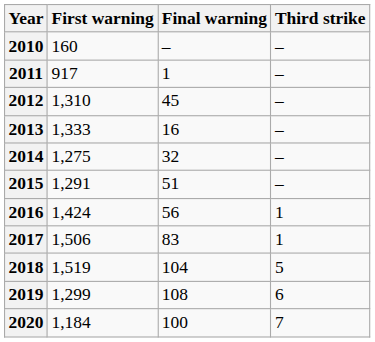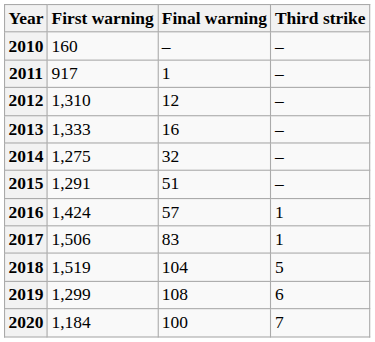(170, 101) 45 -> (170, 101) 12
(170, 211) 56 -> (170, 211) 57
